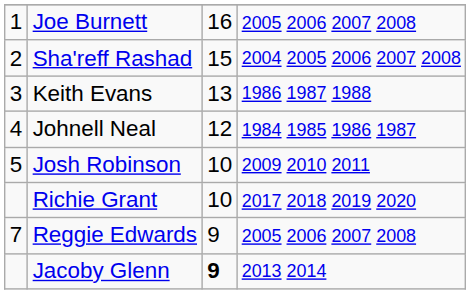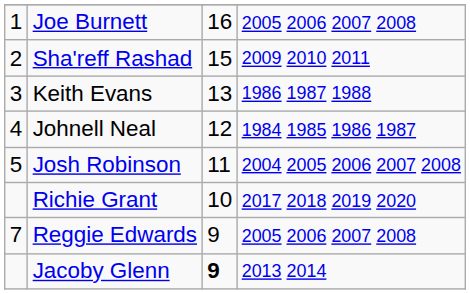(351, 58) 2004 2005 2006 2007 2008 -> (306, 58) 2009 2010 2011
(220, 164) 10 -> (219, 164) 11
(306, 165) 2009 2010 2011 -> (351, 165) 2004 2005 2006 2007 2008
